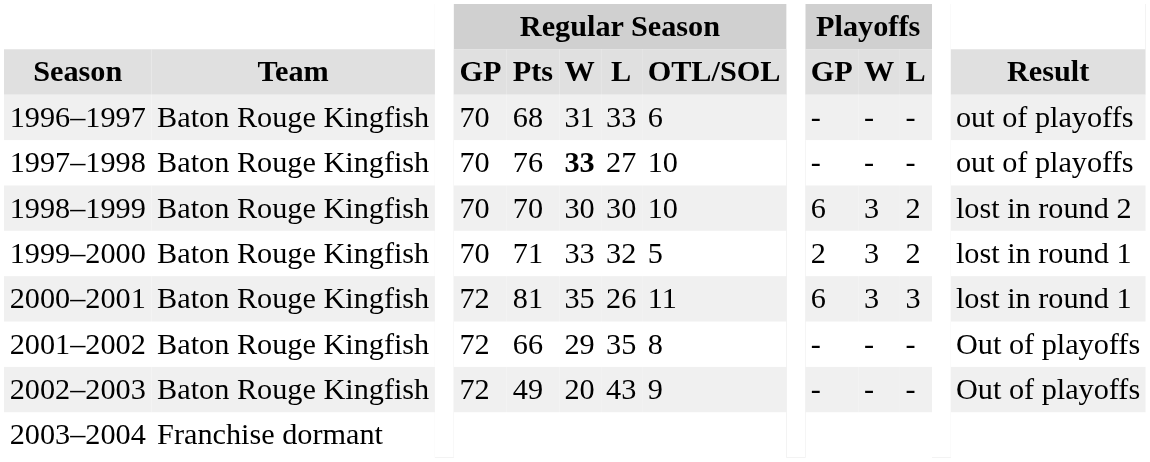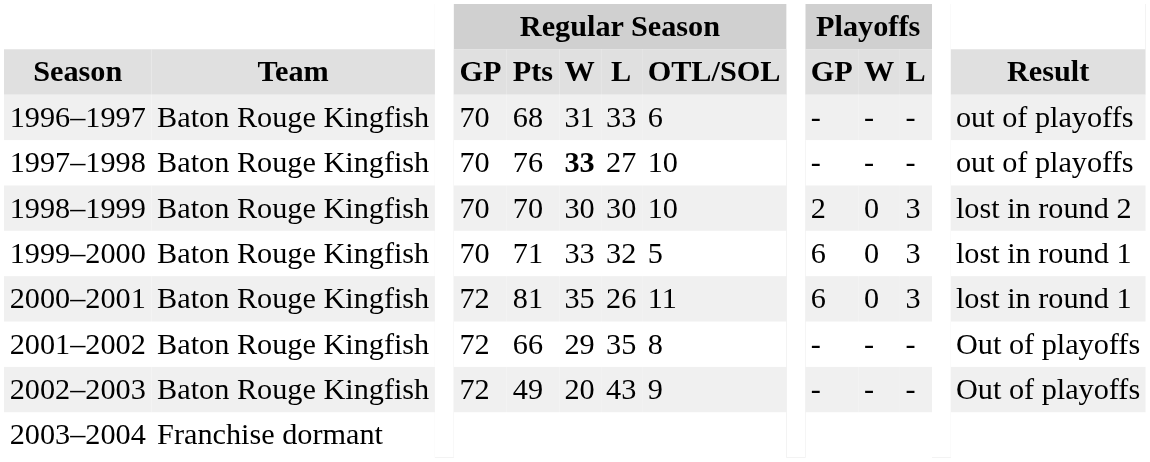(818, 207) 6 -> (818, 207) 2
(872, 207) 3 -> (872, 207) 0
(913, 207) 2 -> (913, 207) 3
(818, 253) 2 -> (818, 253) 6
(872, 253) 3 -> (872, 253) 0
(913, 253) 2 -> (913, 253) 3
(872, 298) 3 -> (872, 298) 0
